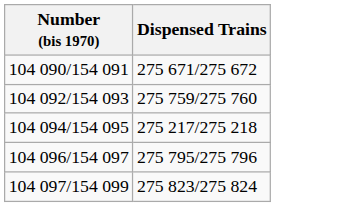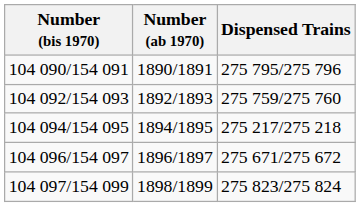+ column: (175, 29)
(197, 69) 275 671/275 672 -> (281, 69) 275 795/275 796
(197, 157) 275 795/275 796 -> (281, 157) 275 671/275 672
